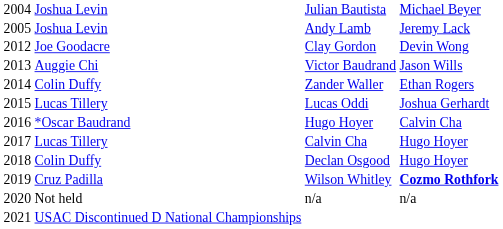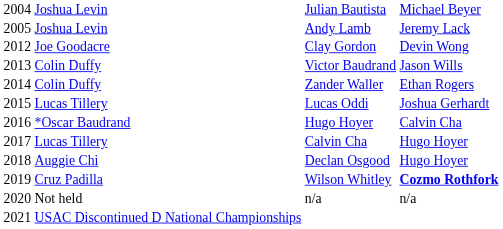(66, 66) Auggie Chi -> (68, 66) Colin Duffy
(68, 160) Colin Duffy -> (66, 160) Auggie Chi
